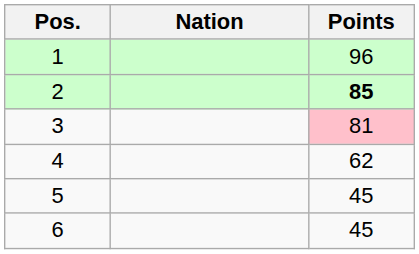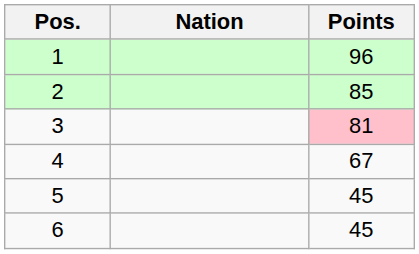(361, 91) bold -> (361, 91) normal
(361, 160) 62 -> (361, 160) 67
